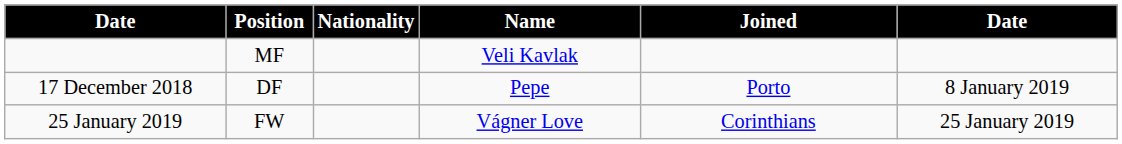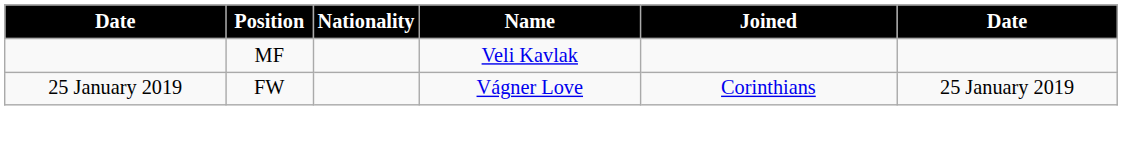- row: (115, 88)
